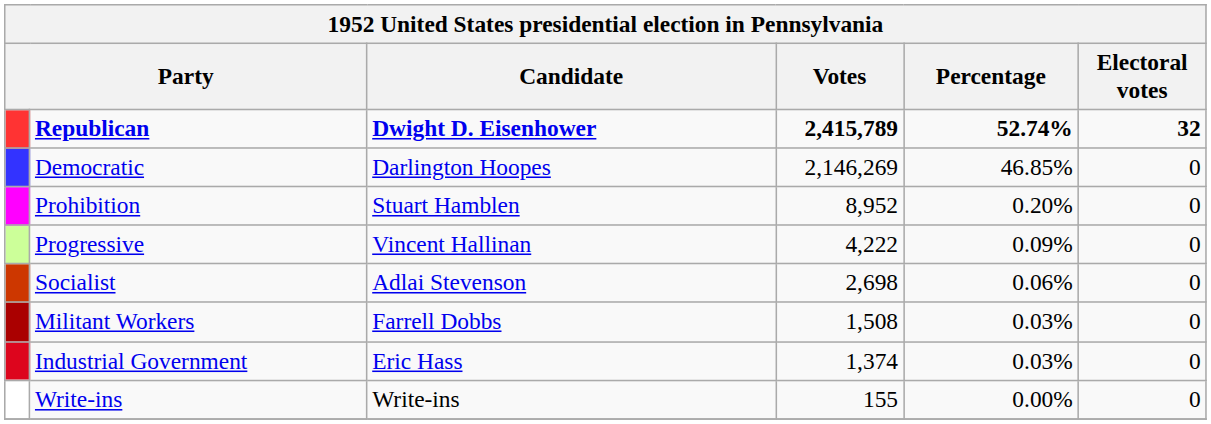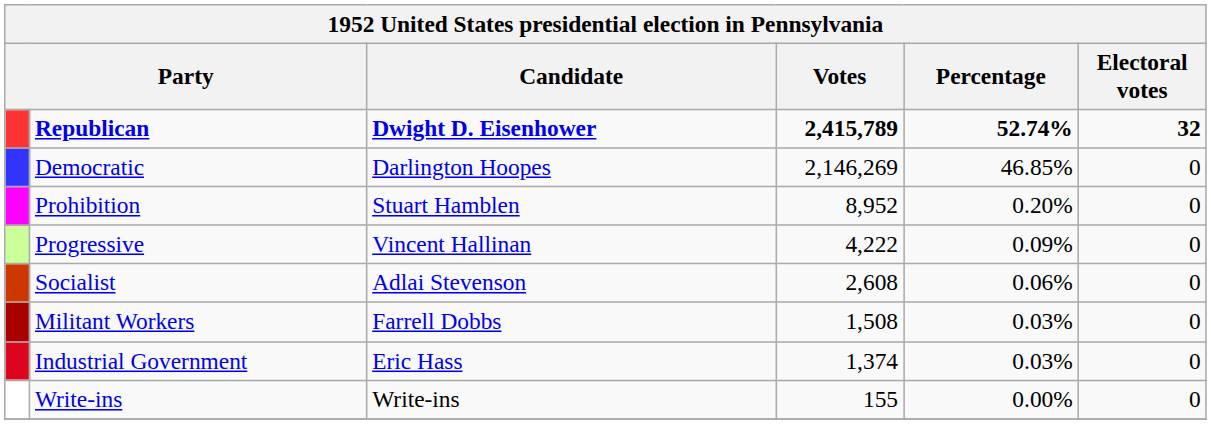(872, 283) 2,698 -> (872, 283) 2,608
